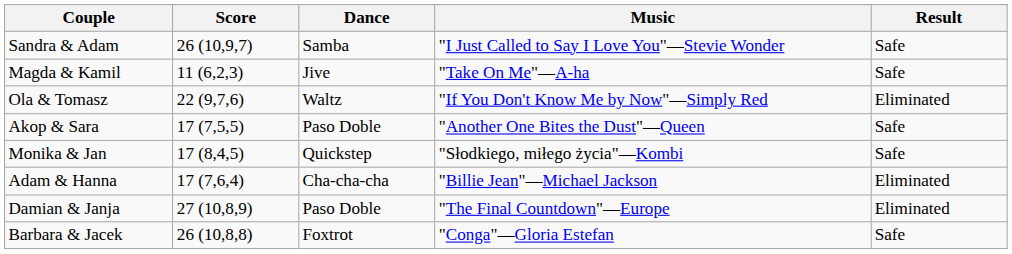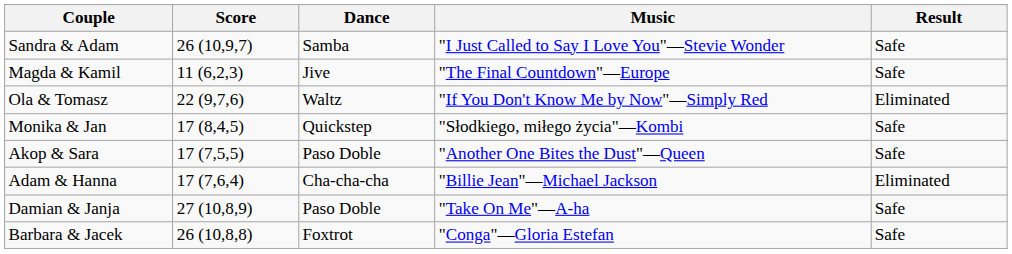(514, 72) "Take On Me"—A-ha -> (554, 72) "The Final Countdown"—Europe
rows swapped: (54, 126) <-> (57, 153)
(554, 208) "The Final Countdown"—Europe -> (514, 208) "Take On Me"—A-ha
(912, 208) Eliminated -> (890, 208) Safe
